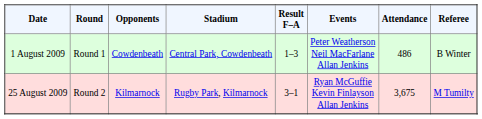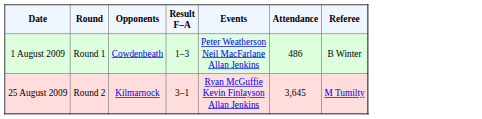- column: (221, 19)
(405, 93) 3,675 -> (295, 93) 3,645
